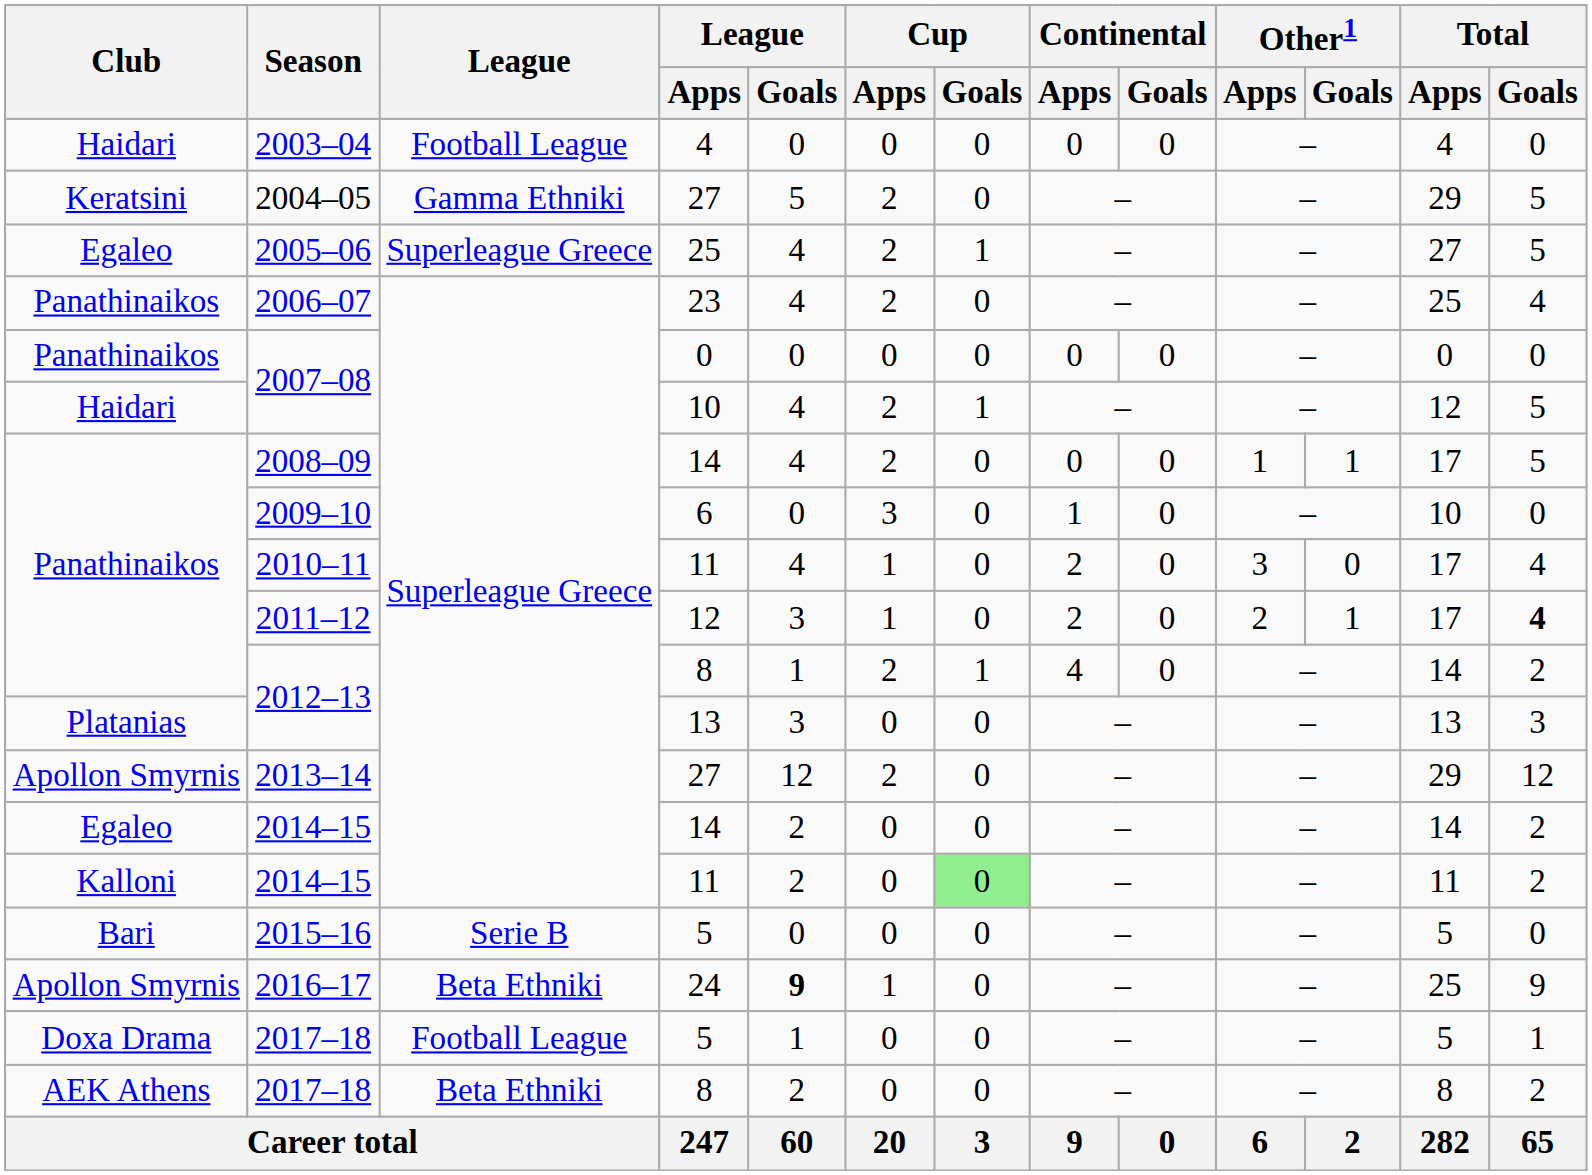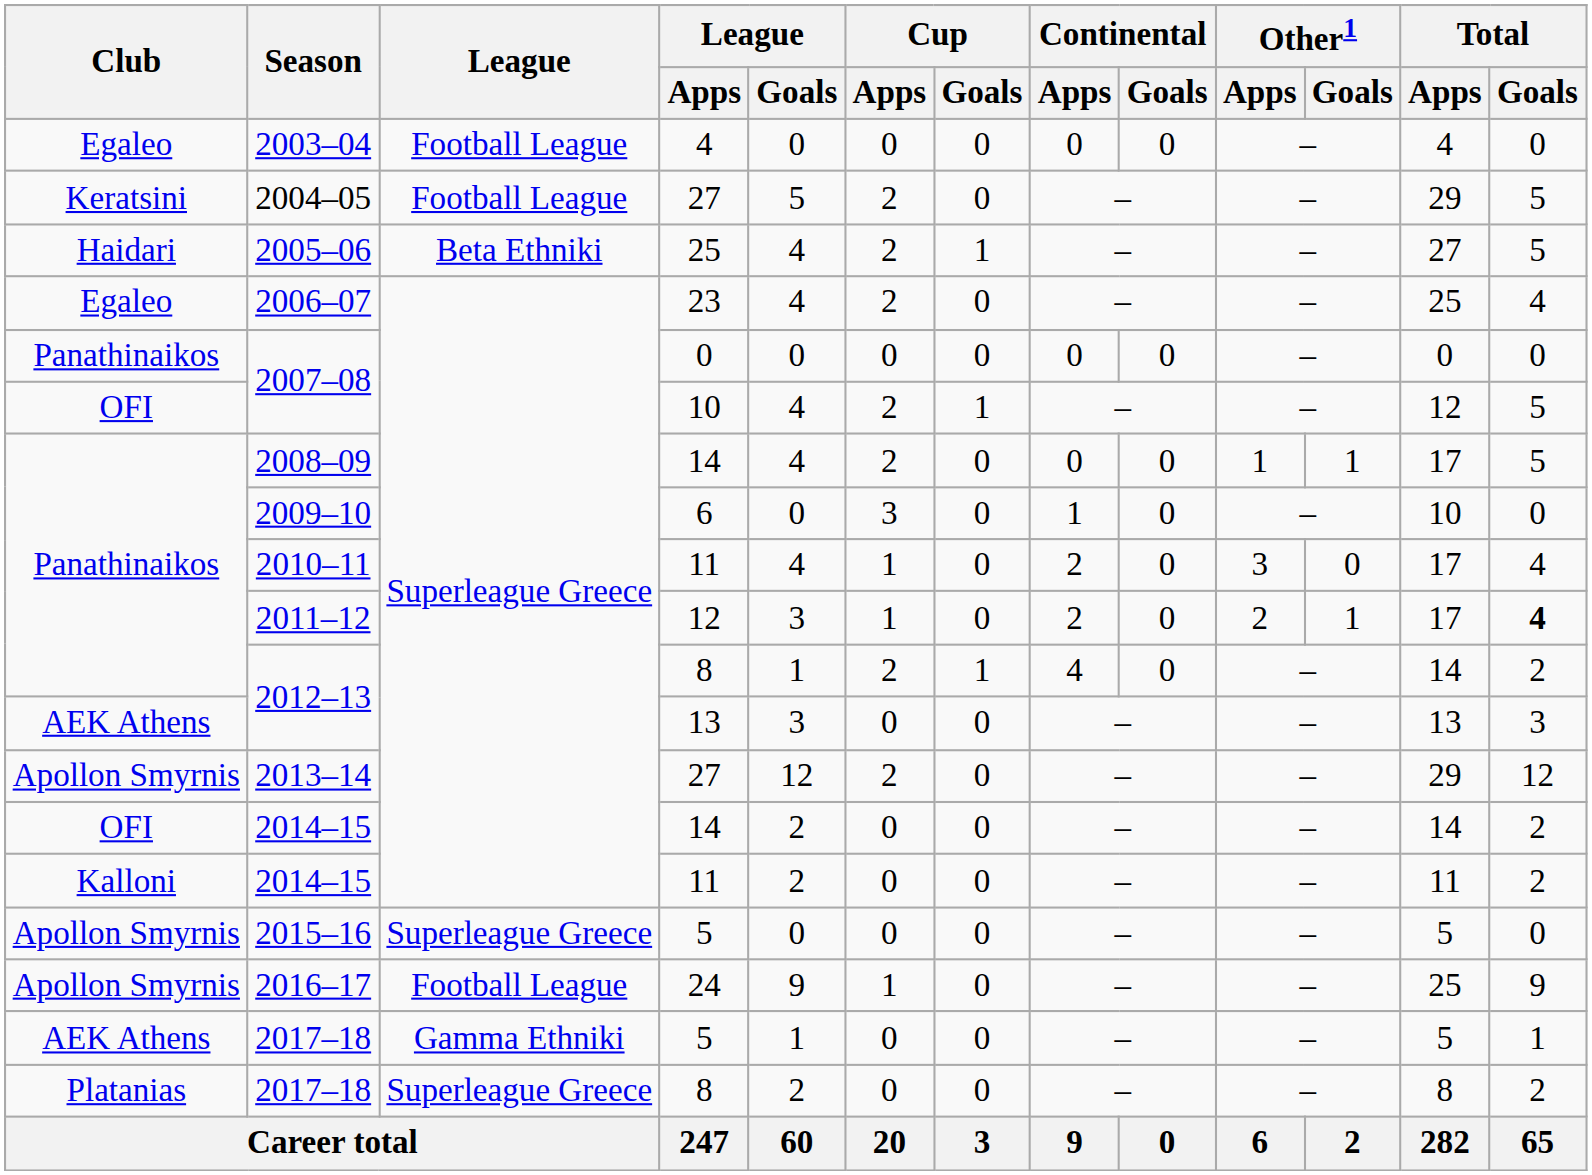(126, 144) Haidari -> (126, 144) Egaleo
(519, 197) Gamma Ethniki -> (519, 197) Football League
(126, 249) Egaleo -> (126, 249) Haidari
(519, 249) Superleague Greece -> (519, 249) Beta Ethniki
(126, 302) Panathinaikos -> (126, 302) Egaleo
(126, 407) Haidari -> (126, 407) OFI
(126, 722) Platanias -> (126, 722) AEK Athens
(126, 827) Egaleo -> (126, 827) OFI
(982, 880) lightgreen background -> (982, 880) no background
(126, 932) Bari -> (126, 932) Apollon Smyrnis
(519, 932) Serie B -> (519, 932) Superleague Greece
(519, 985) Beta Ethniki -> (519, 985) Football League
(797, 985) bold -> (797, 985) normal
(126, 1037) Doxa Drama -> (126, 1037) AEK Athens
(519, 1037) Football League -> (519, 1037) Gamma Ethniki
(126, 1090) AEK Athens -> (126, 1090) Platanias
(519, 1090) Beta Ethniki -> (519, 1090) Superleague Greece
